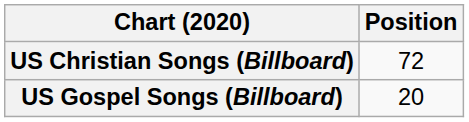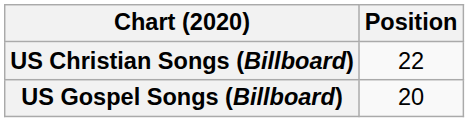(411, 60) 72 -> (411, 60) 22
